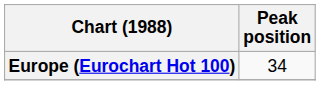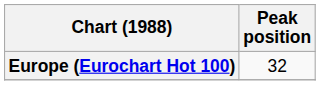(277, 65) 34 -> (277, 65) 32
